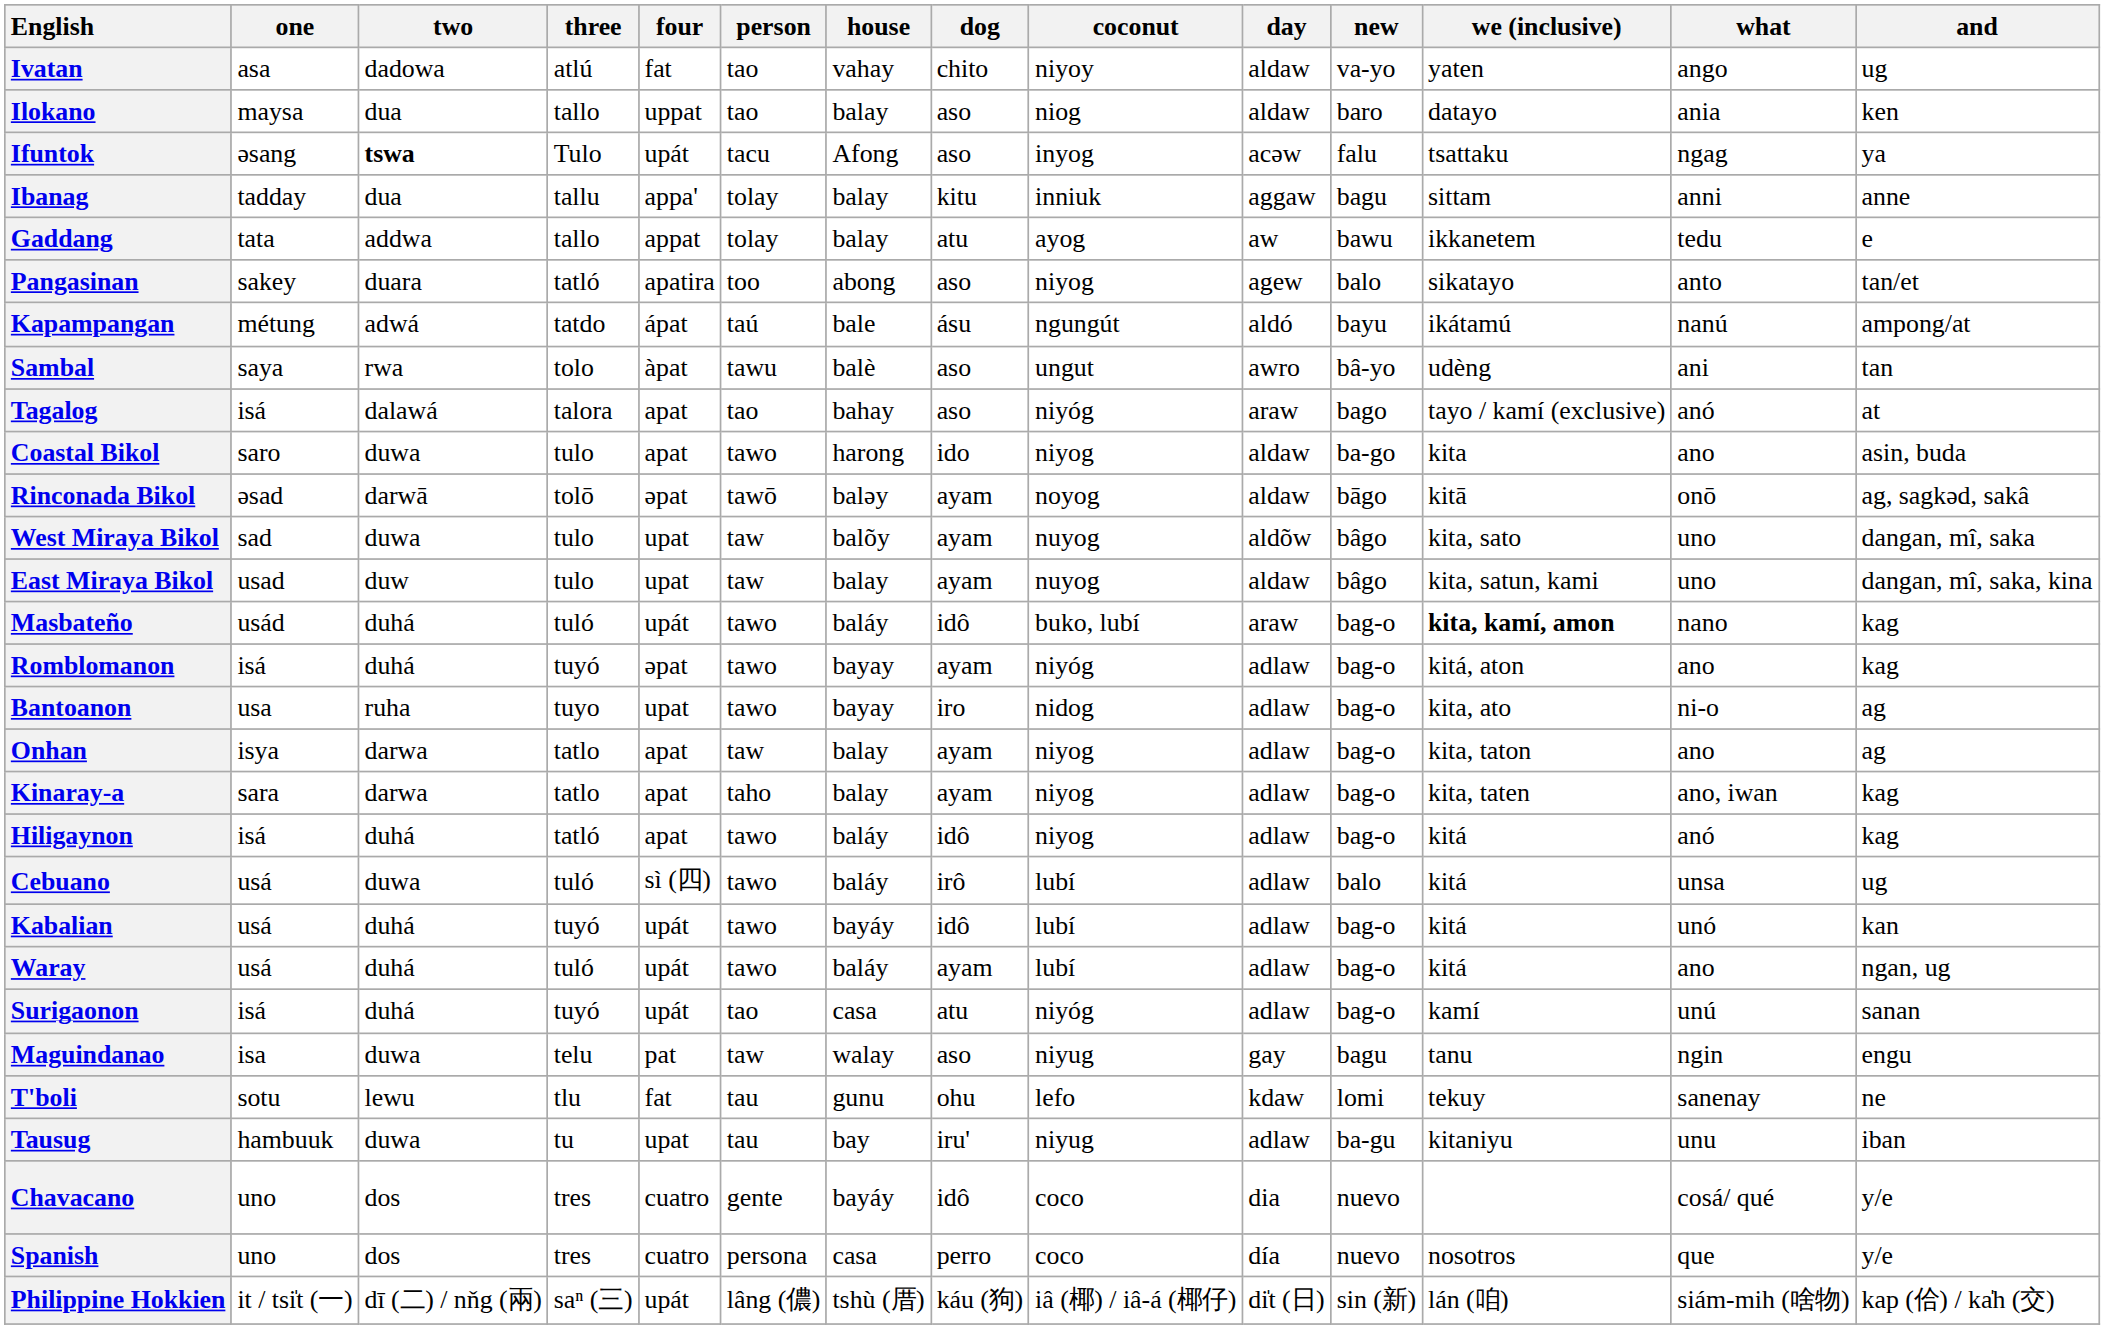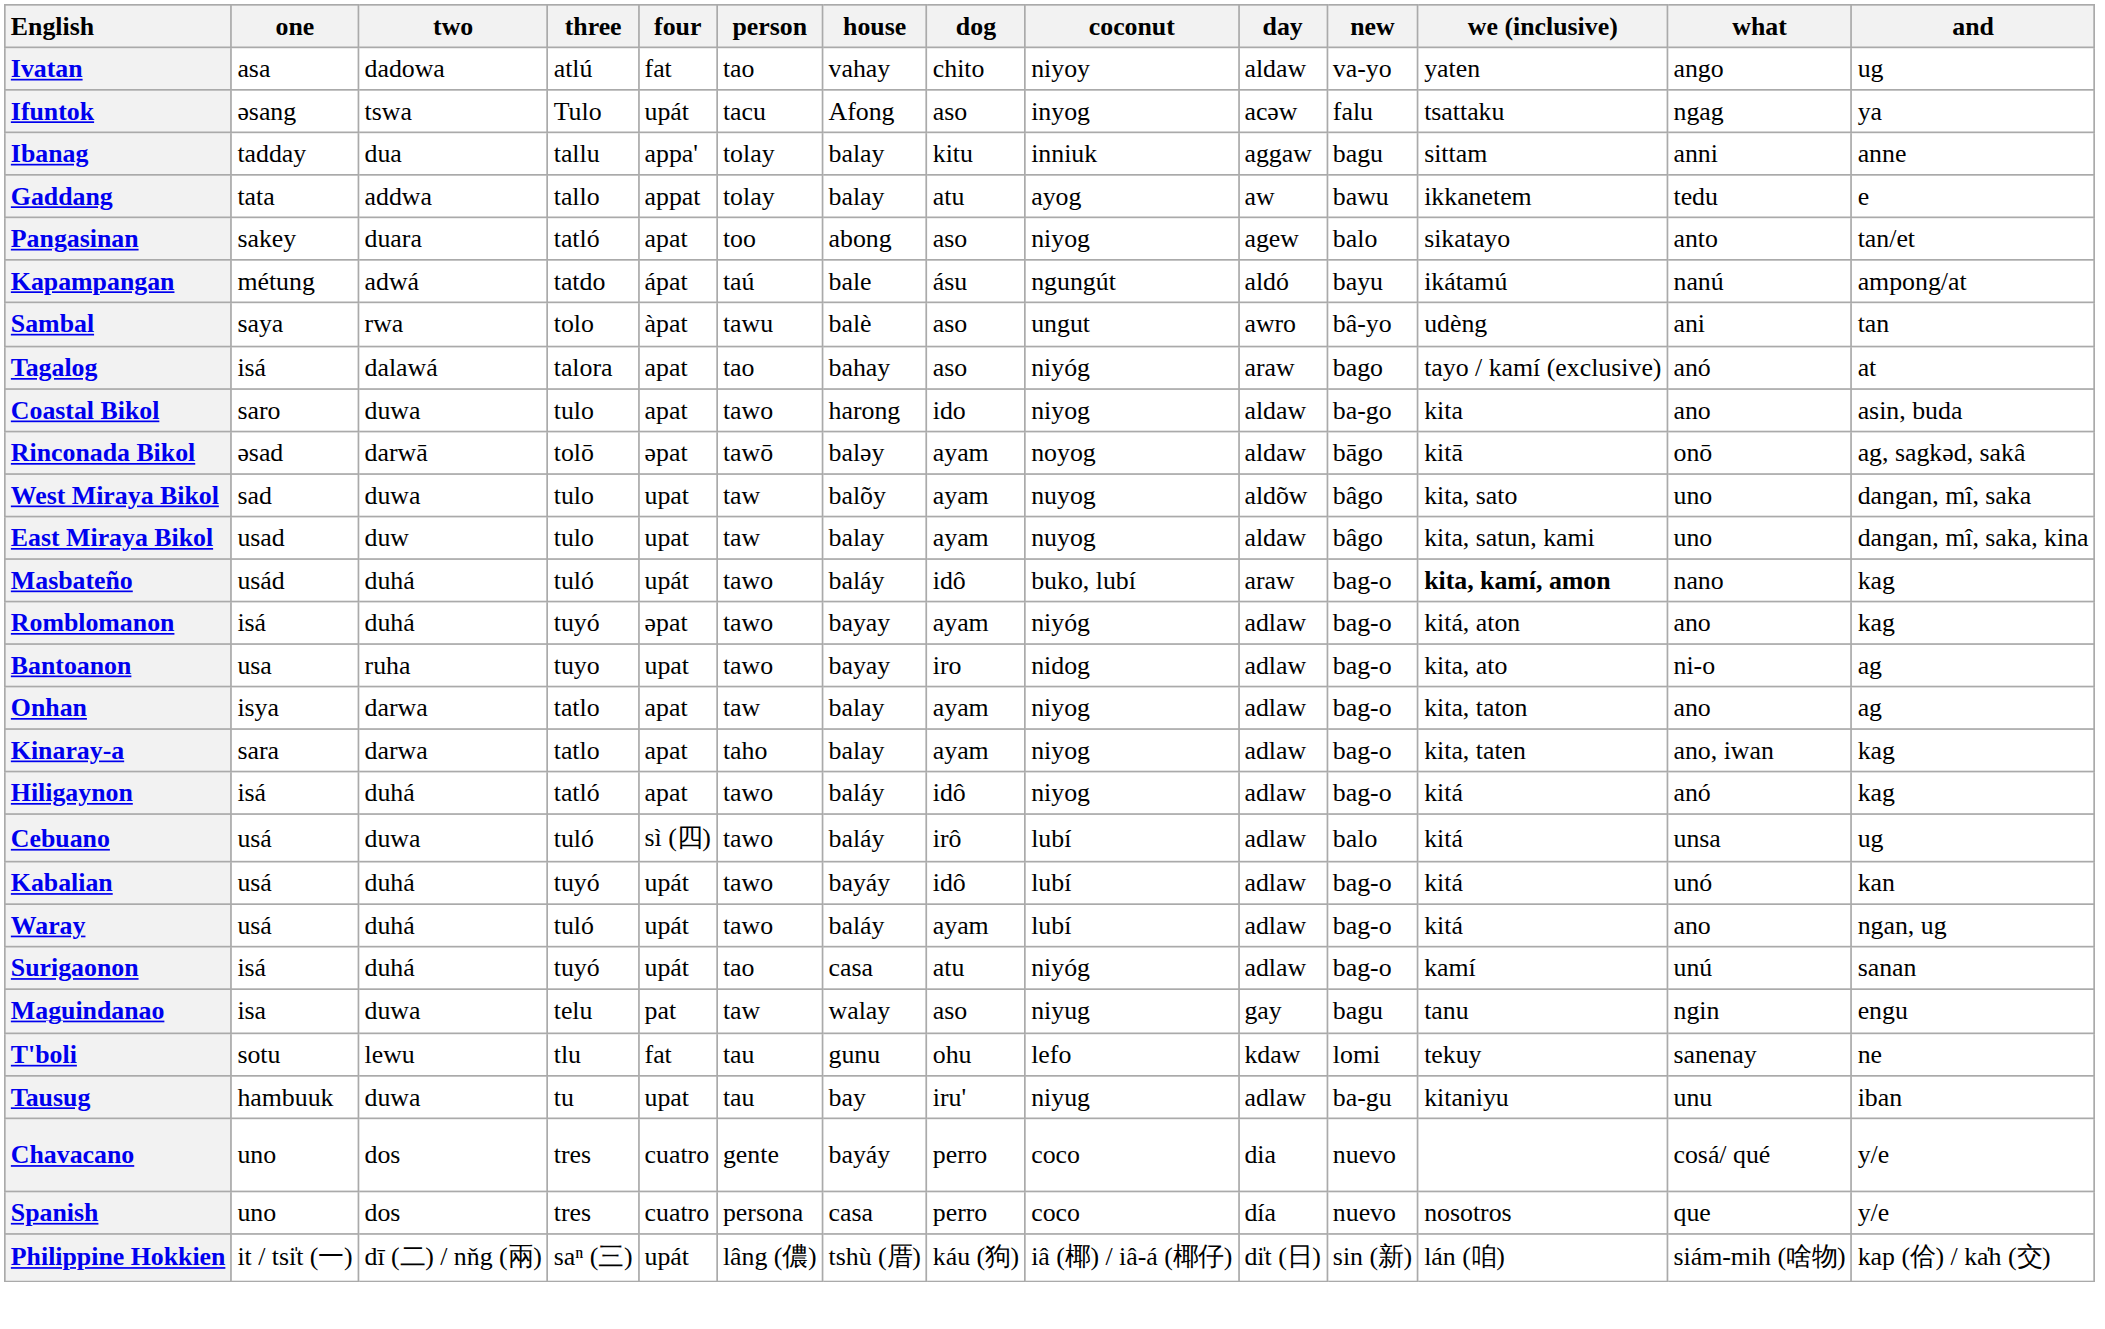- row: (53, 111)
(390, 153) bold -> (388, 111) normal
(680, 281) apatira -> (666, 239) apat
(953, 1196) idô -> (960, 1154) perro
